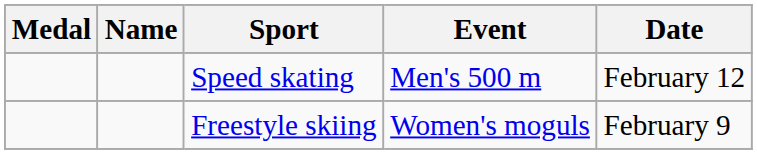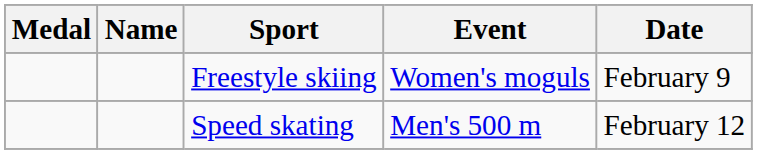rows swapped: (273, 76) <-> (284, 124)
